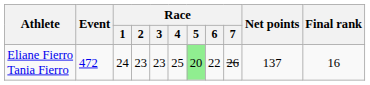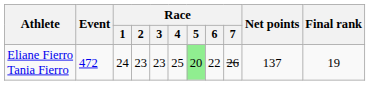(334, 62) 16 -> (334, 62) 19
